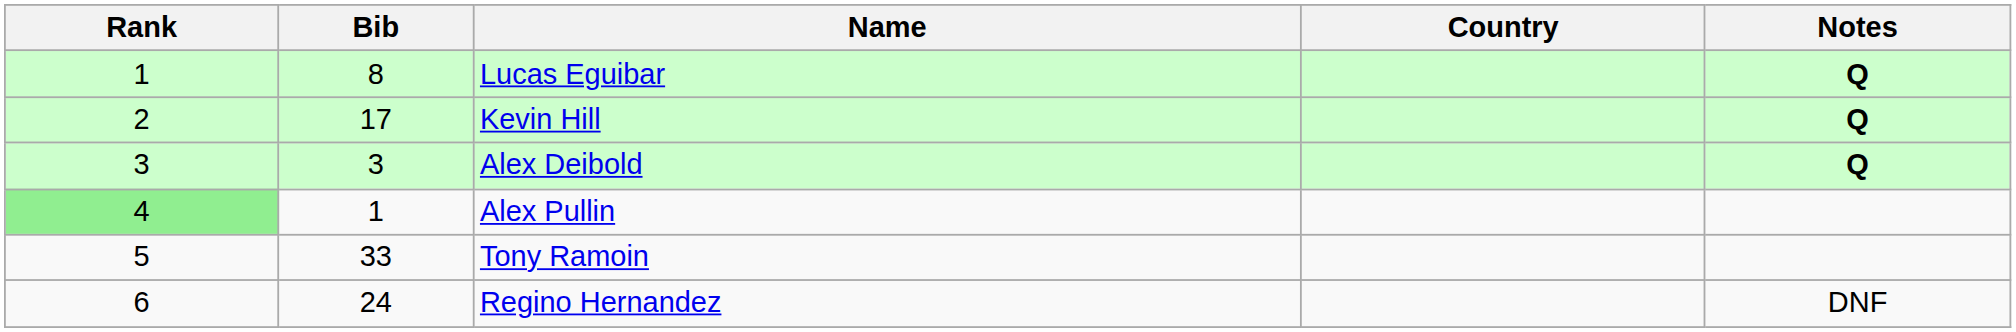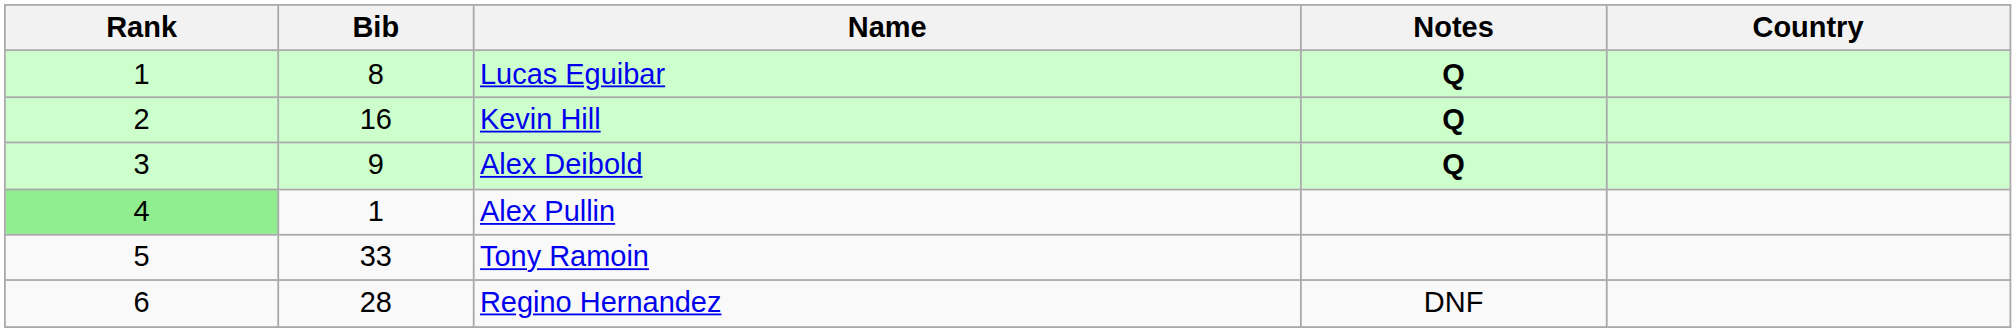columns swapped: (1503, 27) <-> (1858, 27)
(376, 119) 17 -> (376, 119) 16
(376, 165) 3 -> (376, 165) 9
(376, 303) 24 -> (376, 303) 28
